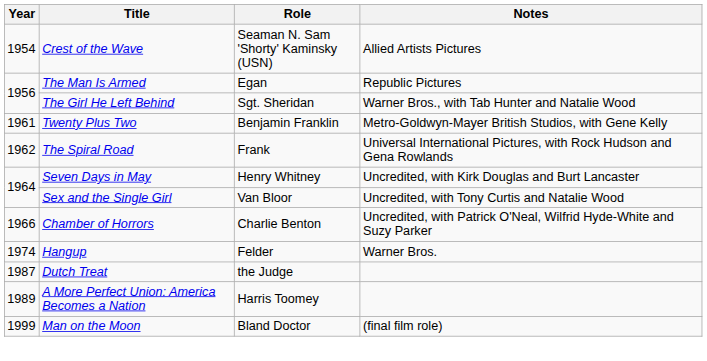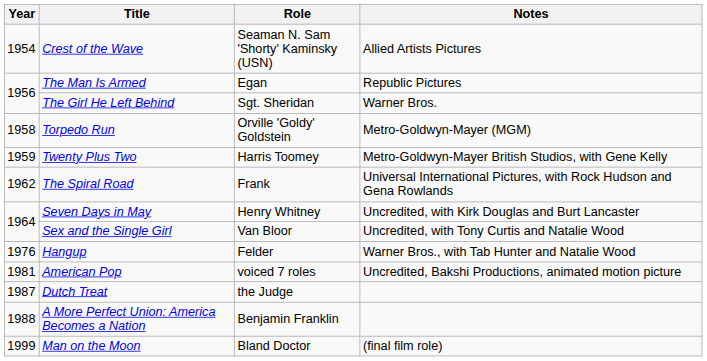(499, 103) Warner Bros., with Tab Hunter and Natalie Wood -> (400, 103) Warner Bros.
+ row: (78, 130)
(21, 123) 1961 -> (21, 157) 1959
(288, 123) Benjamin Franklin -> (278, 157) Harris Toomey
- row: (98, 224)
(21, 251) 1974 -> (21, 251) 1976
(400, 251) Warner Bros. -> (499, 251) Warner Bros., with Tab Hunter and Natalie Wood
+ row: (82, 271)
(21, 299) 1989 -> (21, 319) 1988
(278, 299) Harris Toomey -> (288, 319) Benjamin Franklin
